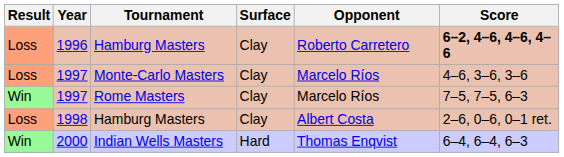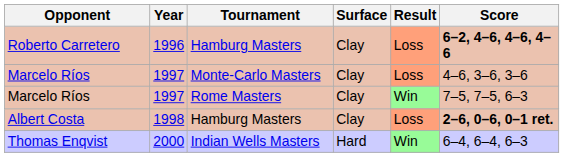columns swapped: (29, 15) <-> (367, 15)
(497, 119) normal -> (498, 119) bold
